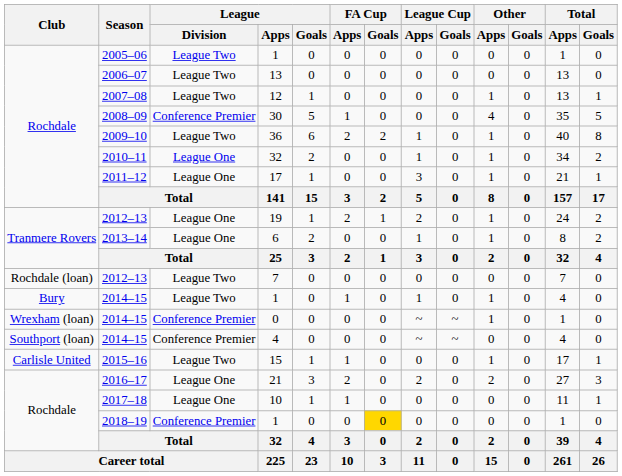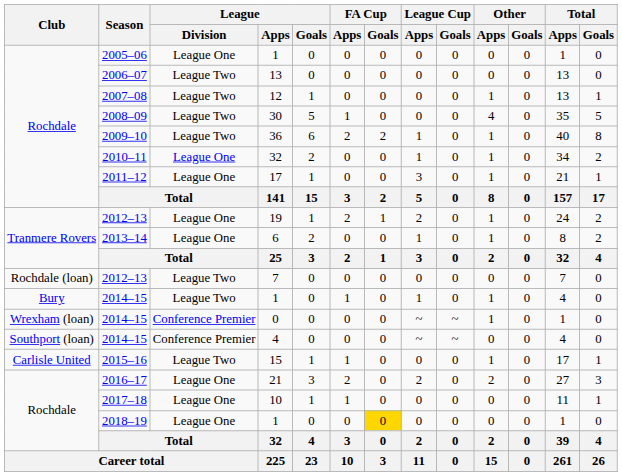(204, 55) League Two -> (204, 55) League One
(204, 116) Conference Premier -> (204, 116) League Two
(204, 420) Conference Premier -> (204, 420) League One
